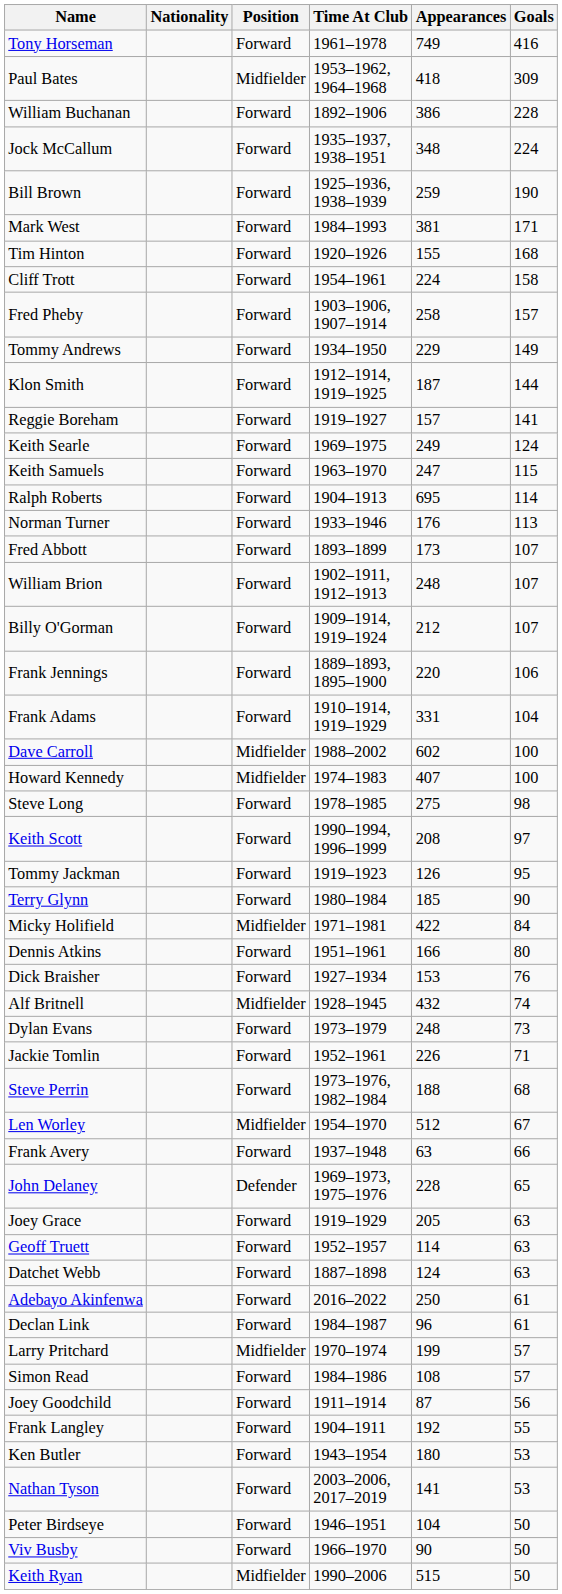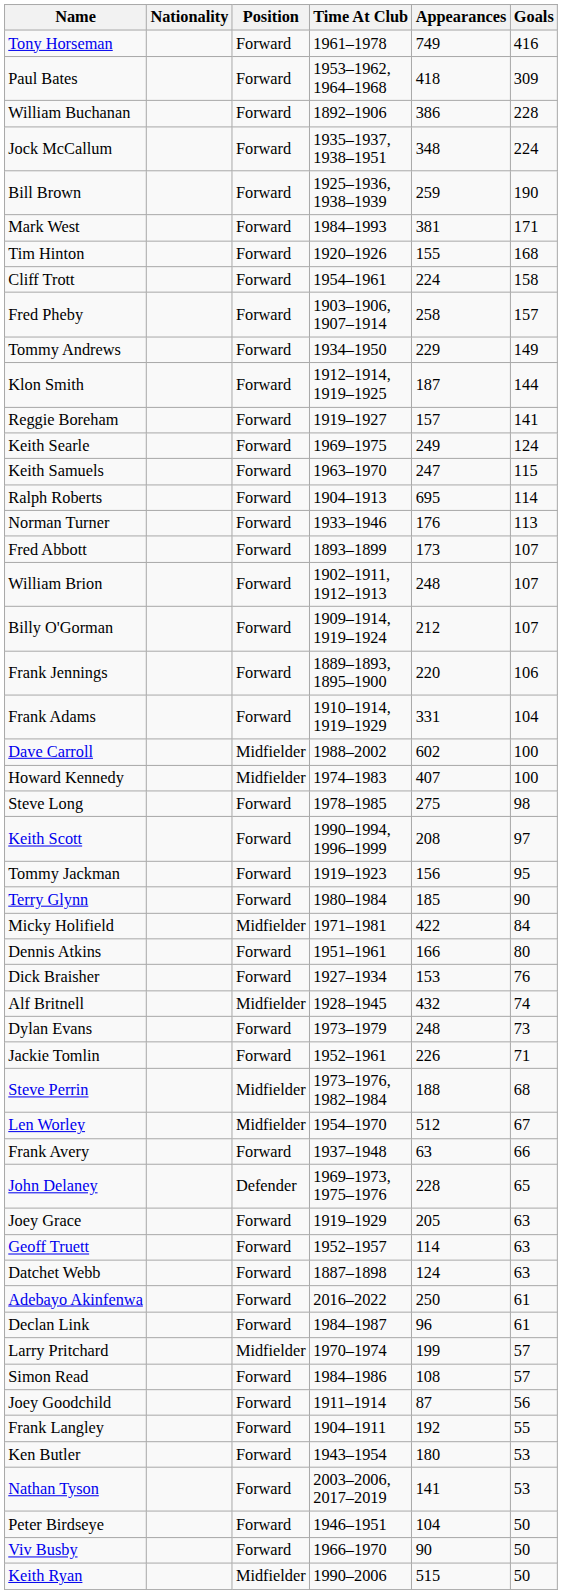(271, 78) Midfielder -> (264, 78) Forward
(428, 873) 126 -> (428, 873) 156
(264, 1090) Forward -> (271, 1090) Midfielder
